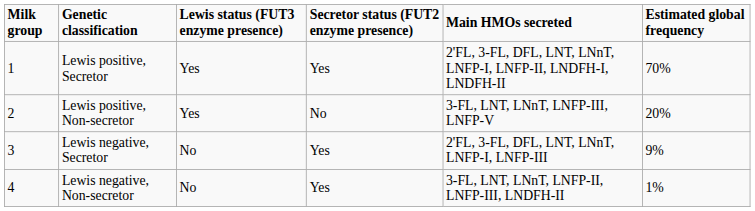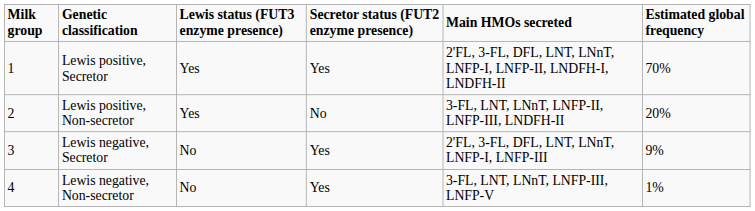(527, 113) 3-FL, LNT, LNnT, LNFP-III, LNFP-V -> (525, 113) 3-FL, LNT, LNnT, LNFP-II, LNFP-III, LNDFH-II
(525, 187) 3-FL, LNT, LNnT, LNFP-II, LNFP-III, LNDFH-II -> (527, 187) 3-FL, LNT, LNnT, LNFP-III, LNFP-V
